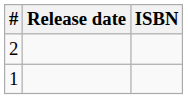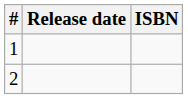rows swapped: (14, 78) <-> (14, 49)
